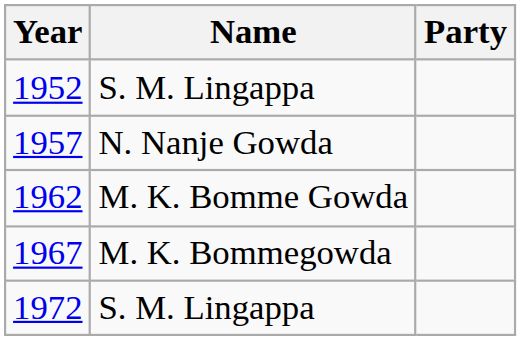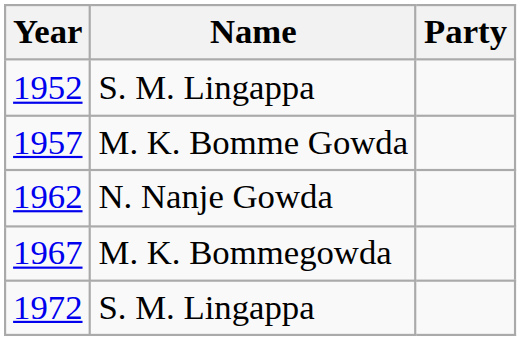(216, 142) N. Nanje Gowda -> (253, 142) M. K. Bomme Gowda
(253, 197) M. K. Bomme Gowda -> (216, 197) N. Nanje Gowda
